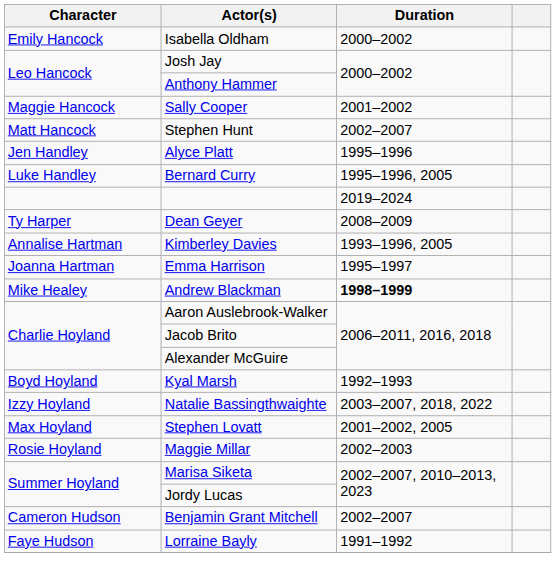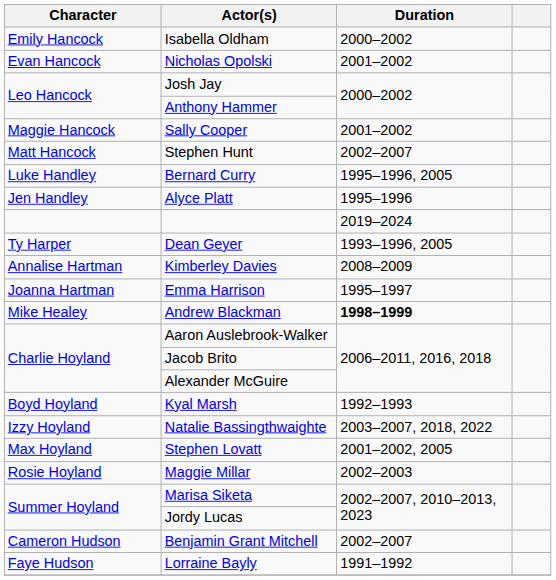+ row: (54, 61)
rows swapped: (48, 152) <-> (52, 175)
(376, 221) 2008–2009 -> (396, 244) 1993–1996, 2005
(396, 244) 1993–1996, 2005 -> (376, 267) 2008–2009
